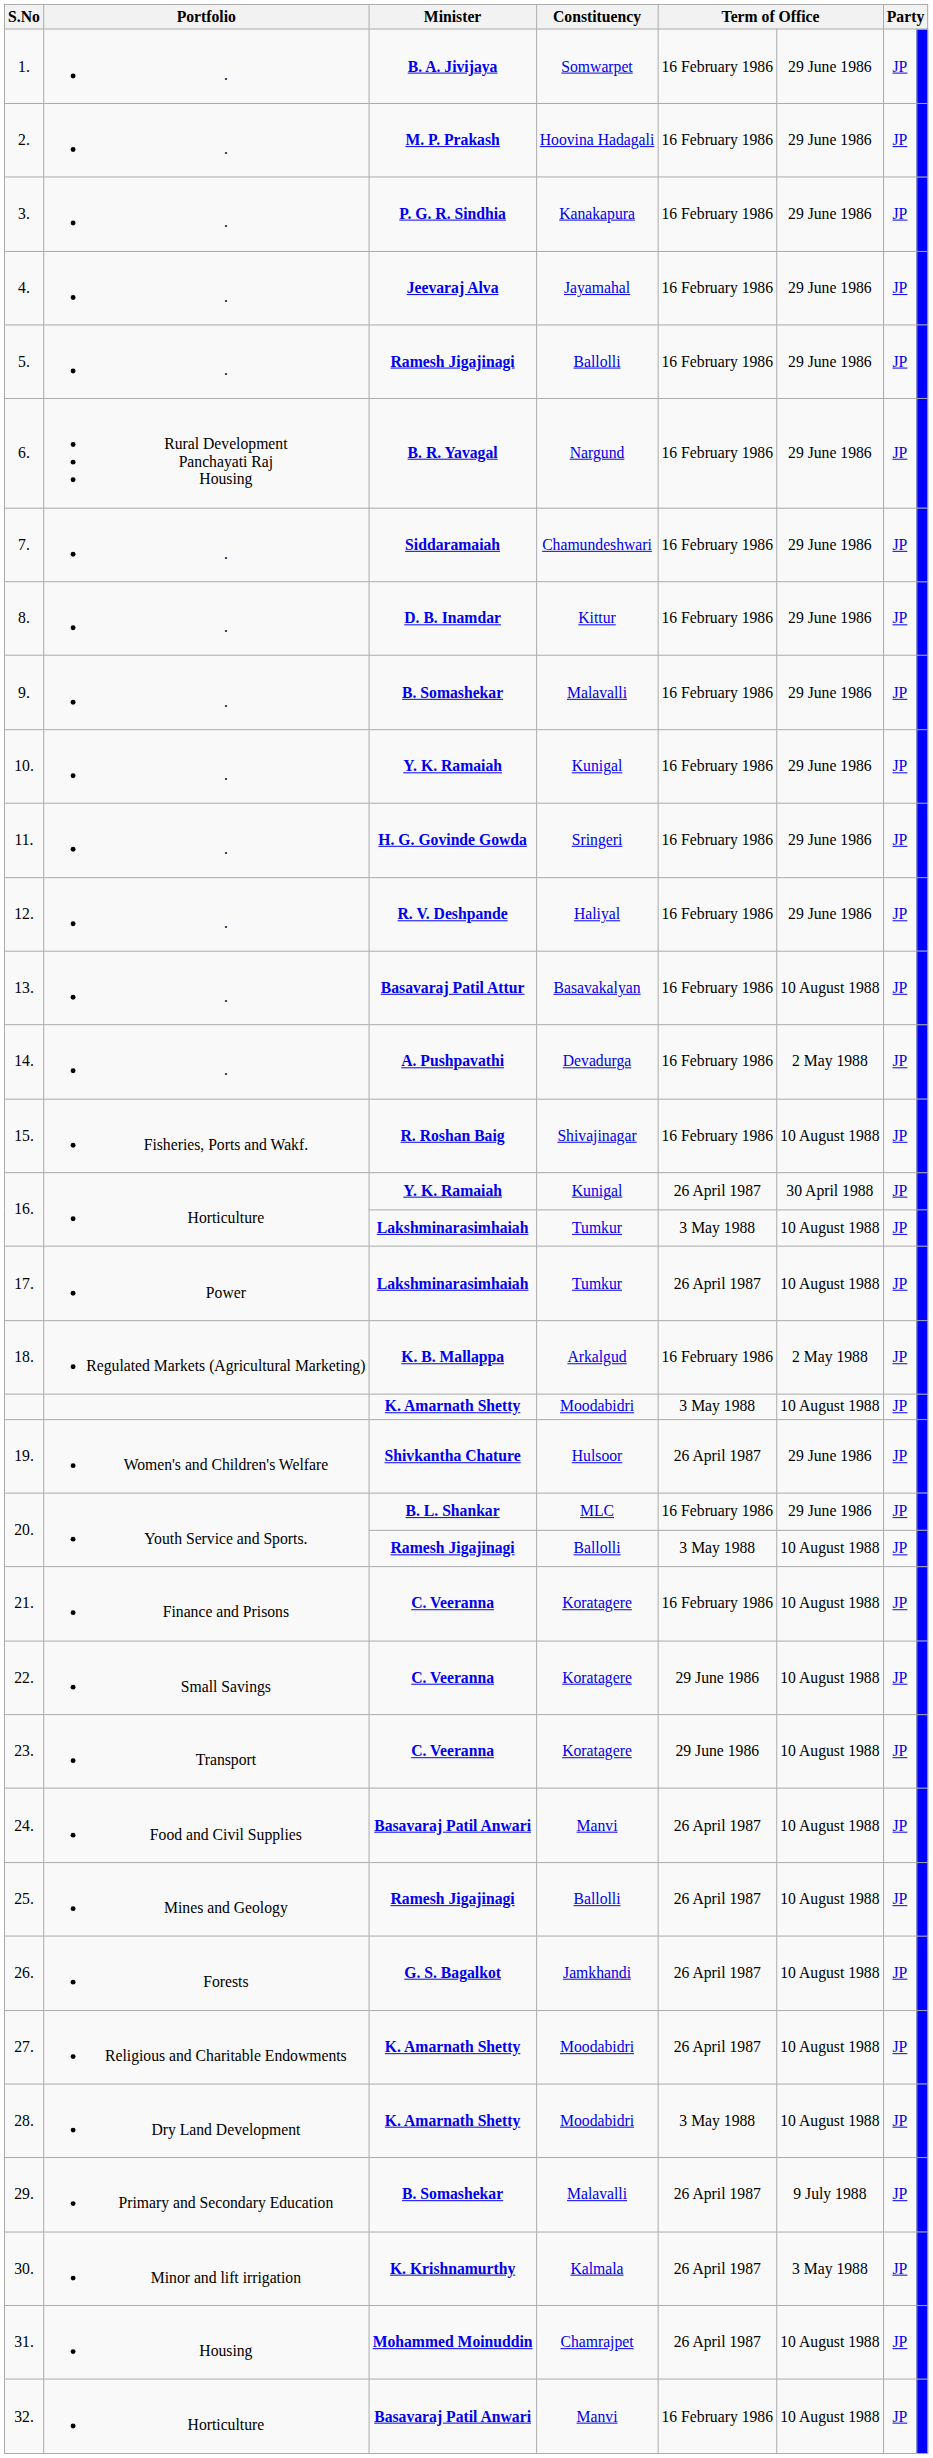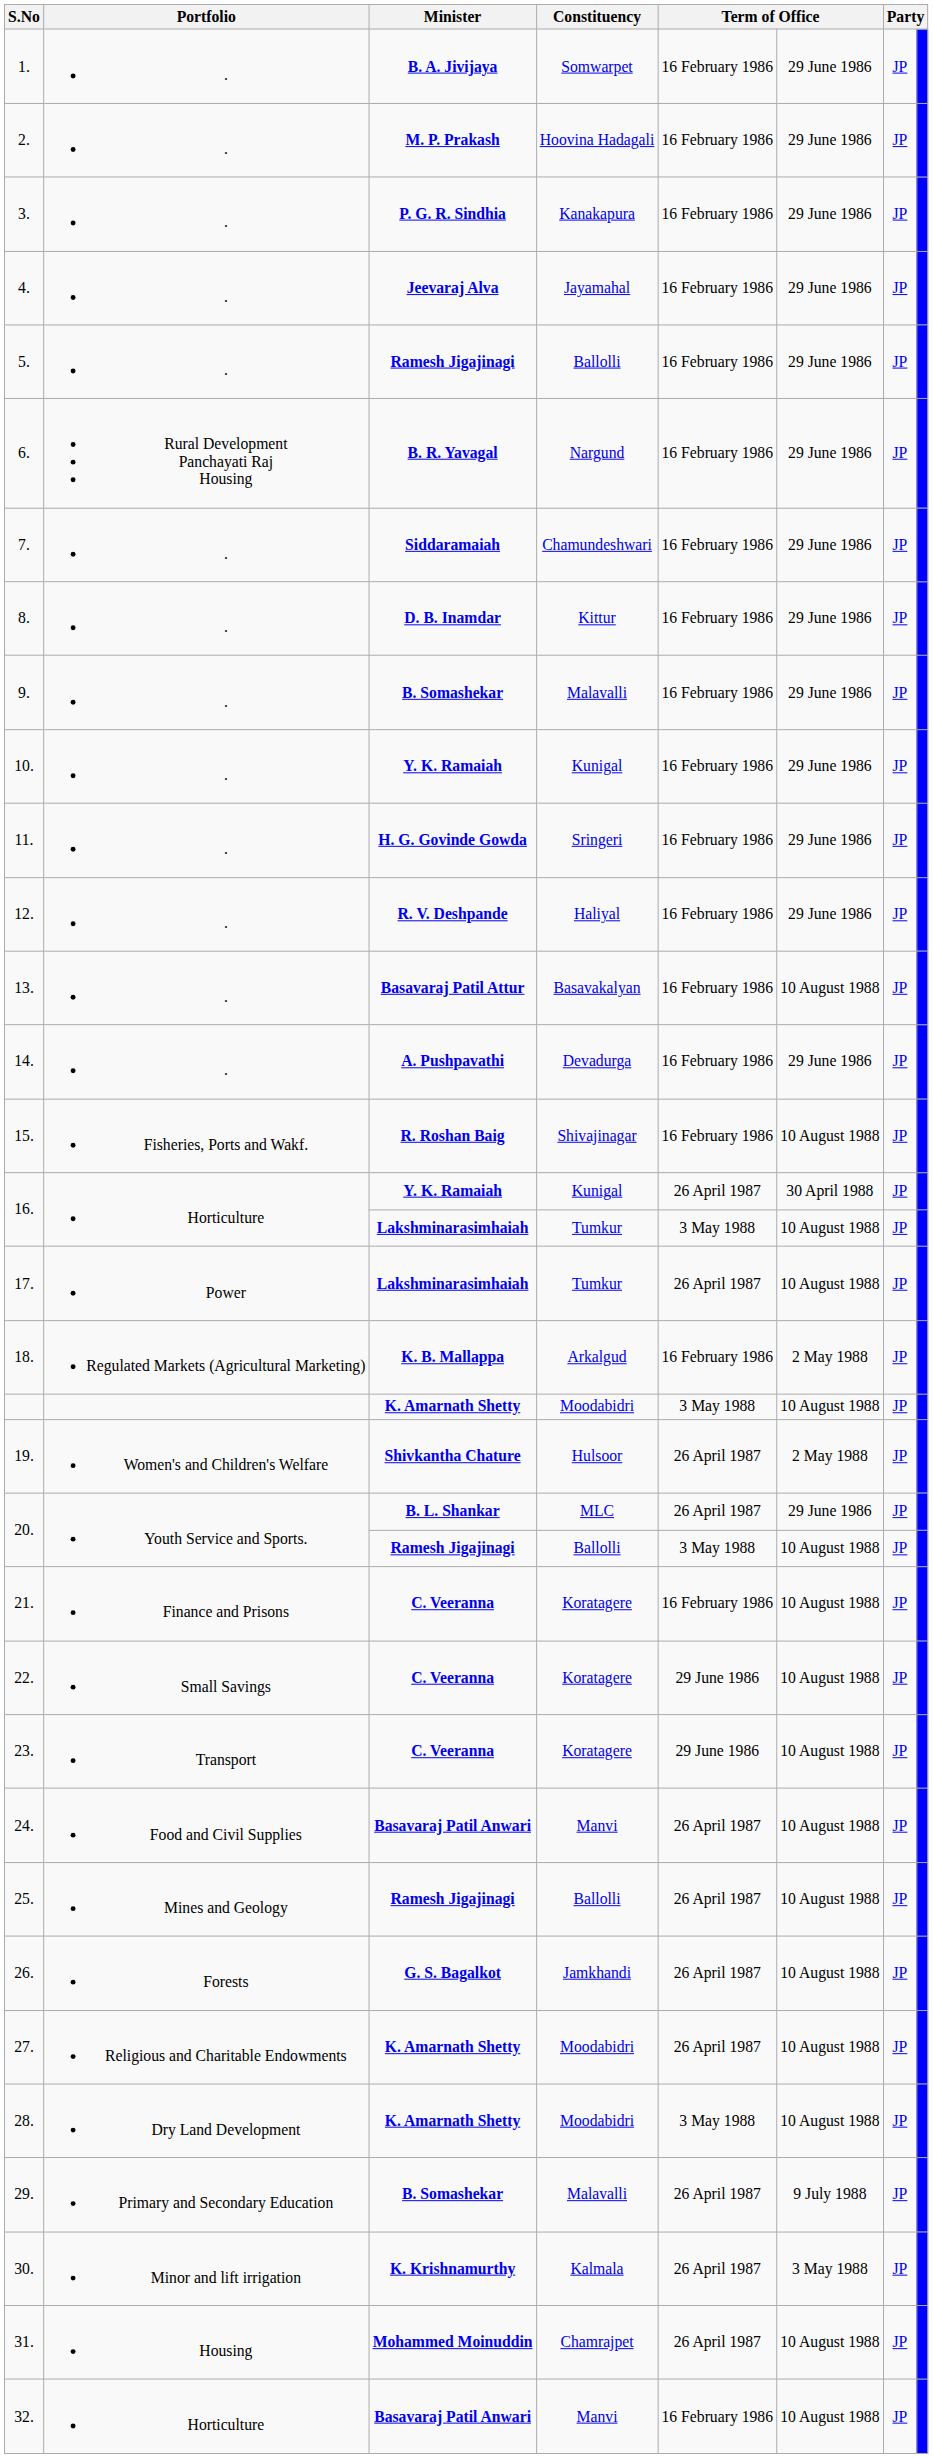(830, 1061) 2 May 1988 -> (830, 1061) 29 June 1986
(830, 1456) 29 June 1986 -> (830, 1456) 2 May 1988
(717, 1511) 16 February 1986 -> (717, 1511) 26 April 1987
